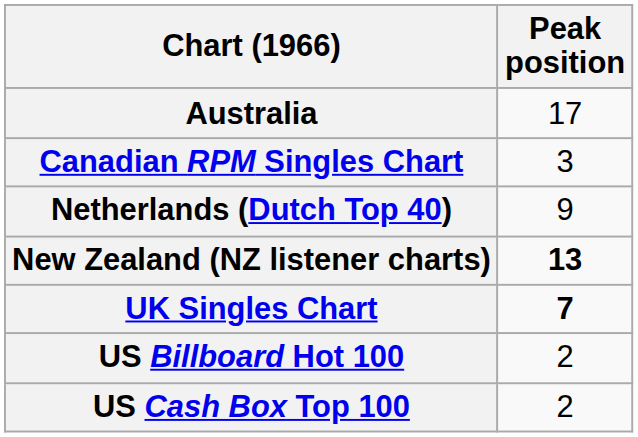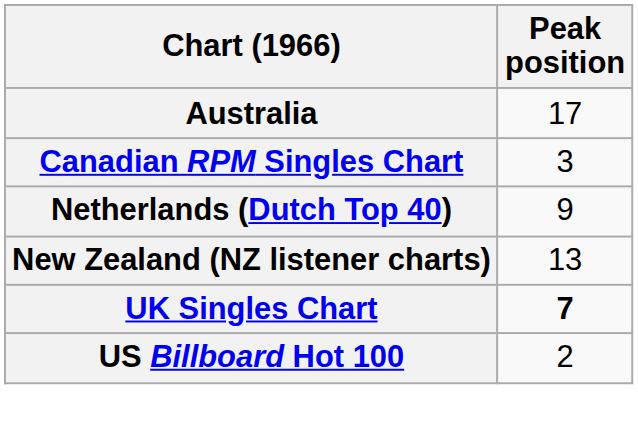(565, 259) bold -> (565, 259) normal
- row: (251, 406)
